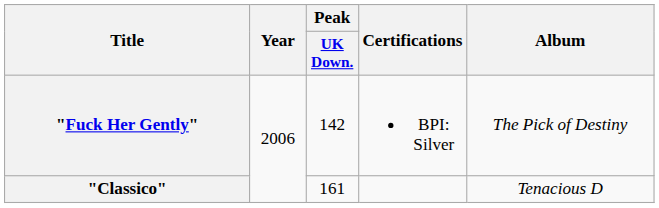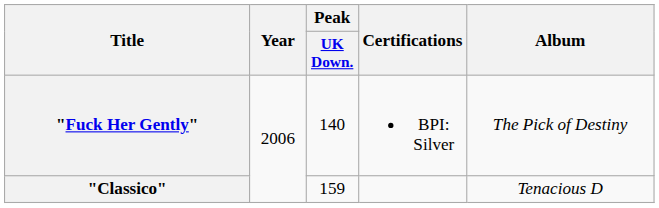(332, 125) 142 -> (332, 125) 140
(332, 188) 161 -> (332, 188) 159
